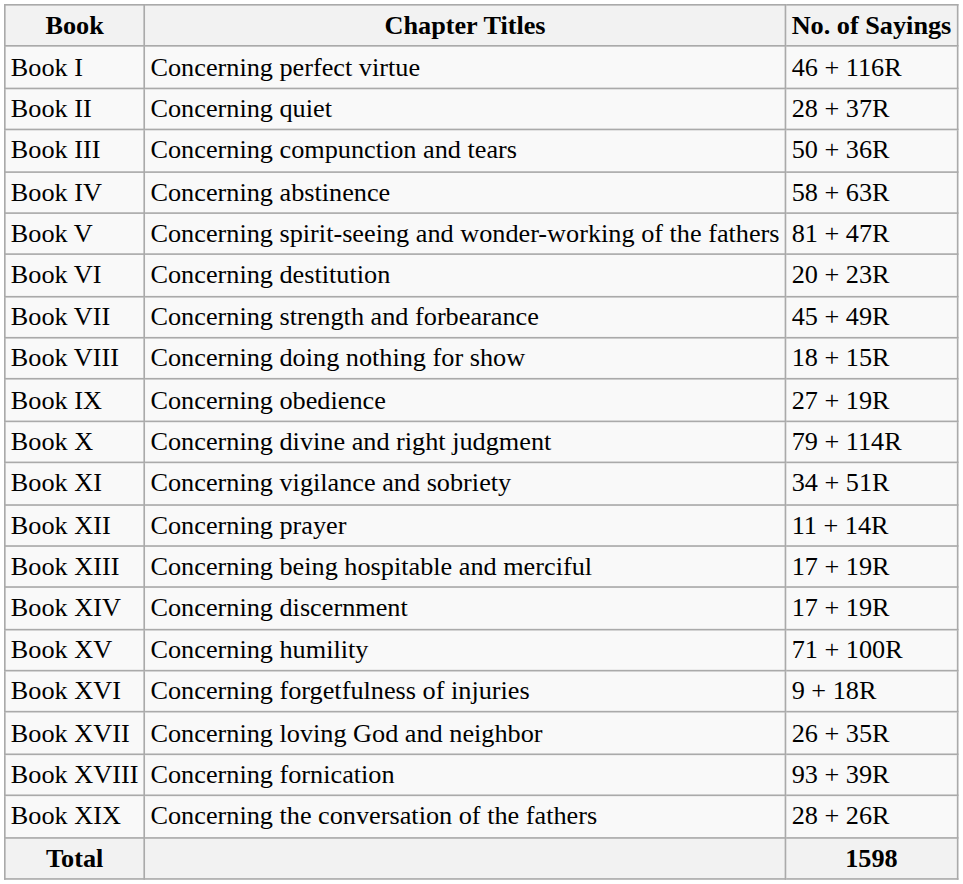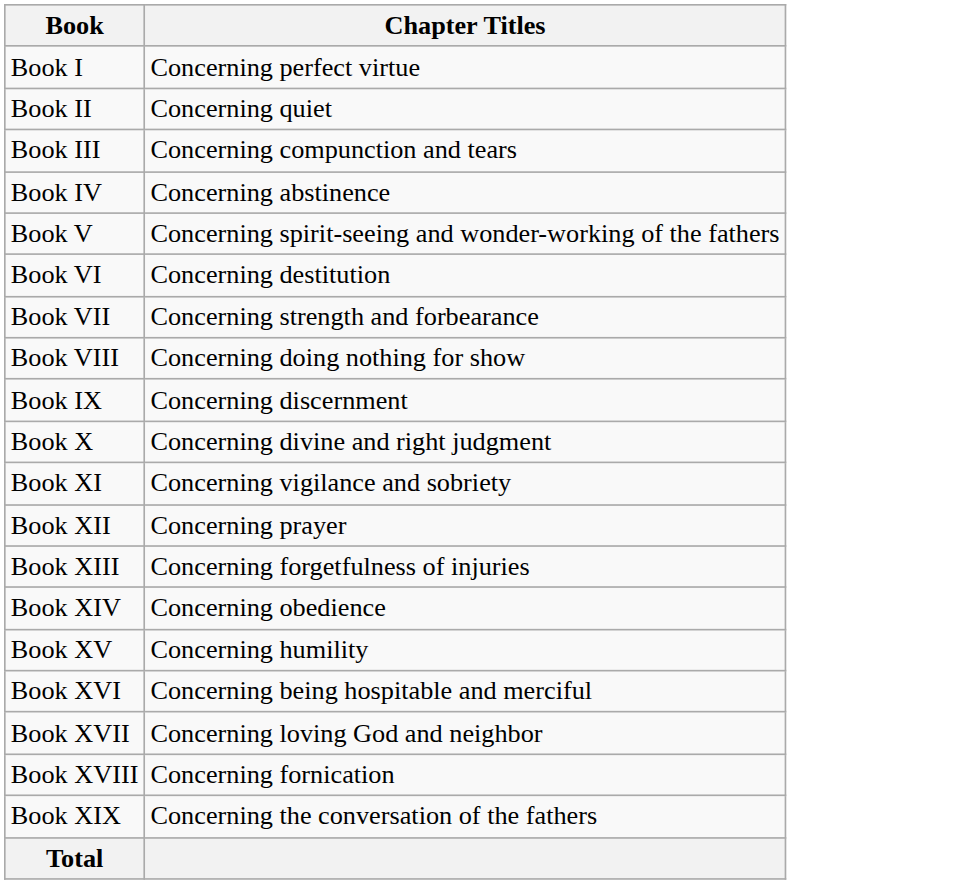- column: (871, 25)
(268, 399) Concerning obedience -> (279, 399) Concerning discernment
(371, 566) Concerning being hospitable and merciful -> (340, 566) Concerning forgetfulness of injuries
(279, 607) Concerning discernment -> (268, 607) Concerning obedience
(340, 691) Concerning forgetfulness of injuries -> (371, 691) Concerning being hospitable and merciful
